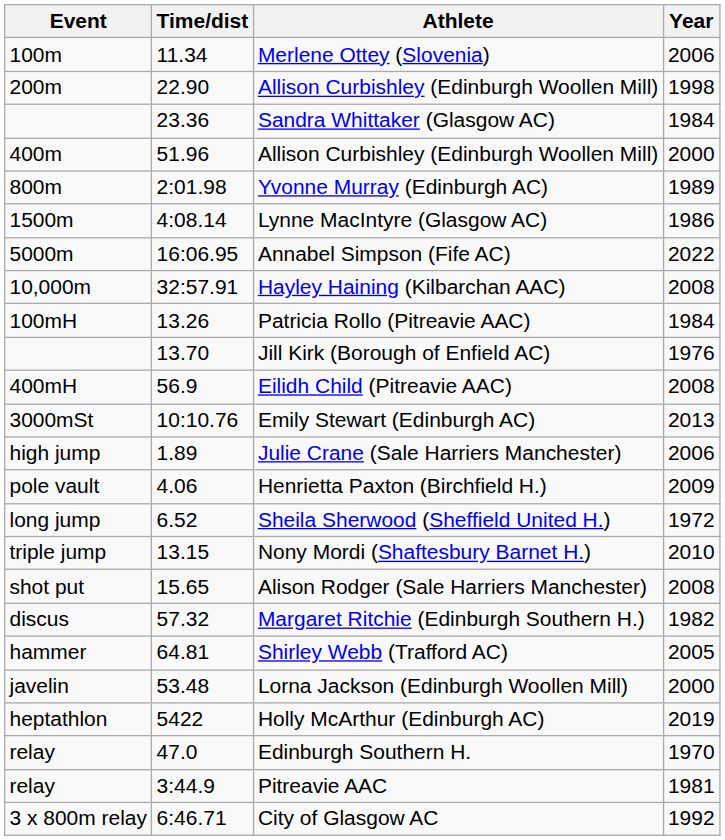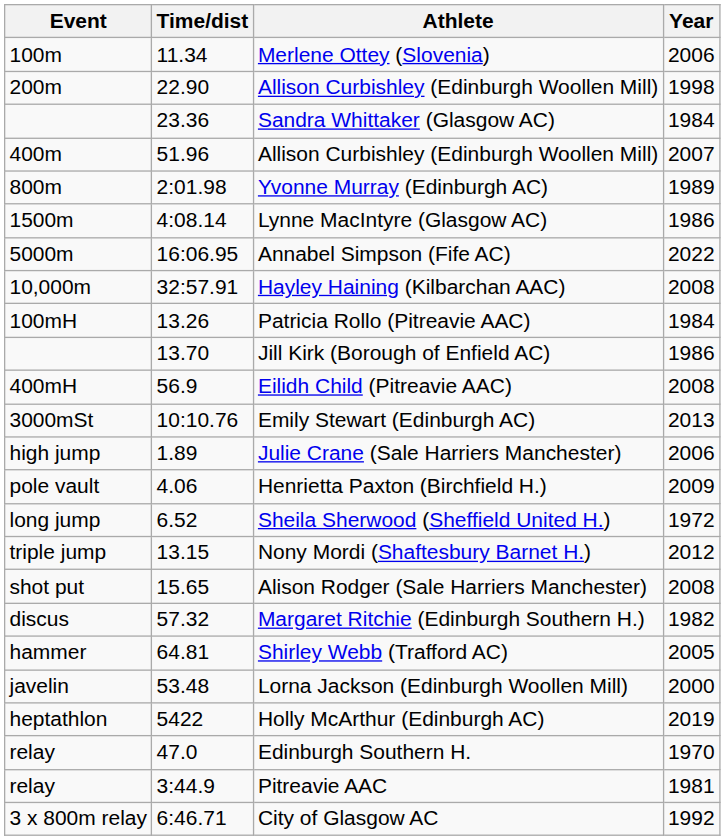(691, 154) 2000 -> (691, 154) 2007
(691, 353) 1976 -> (691, 353) 1986
(691, 552) 2010 -> (691, 552) 2012
